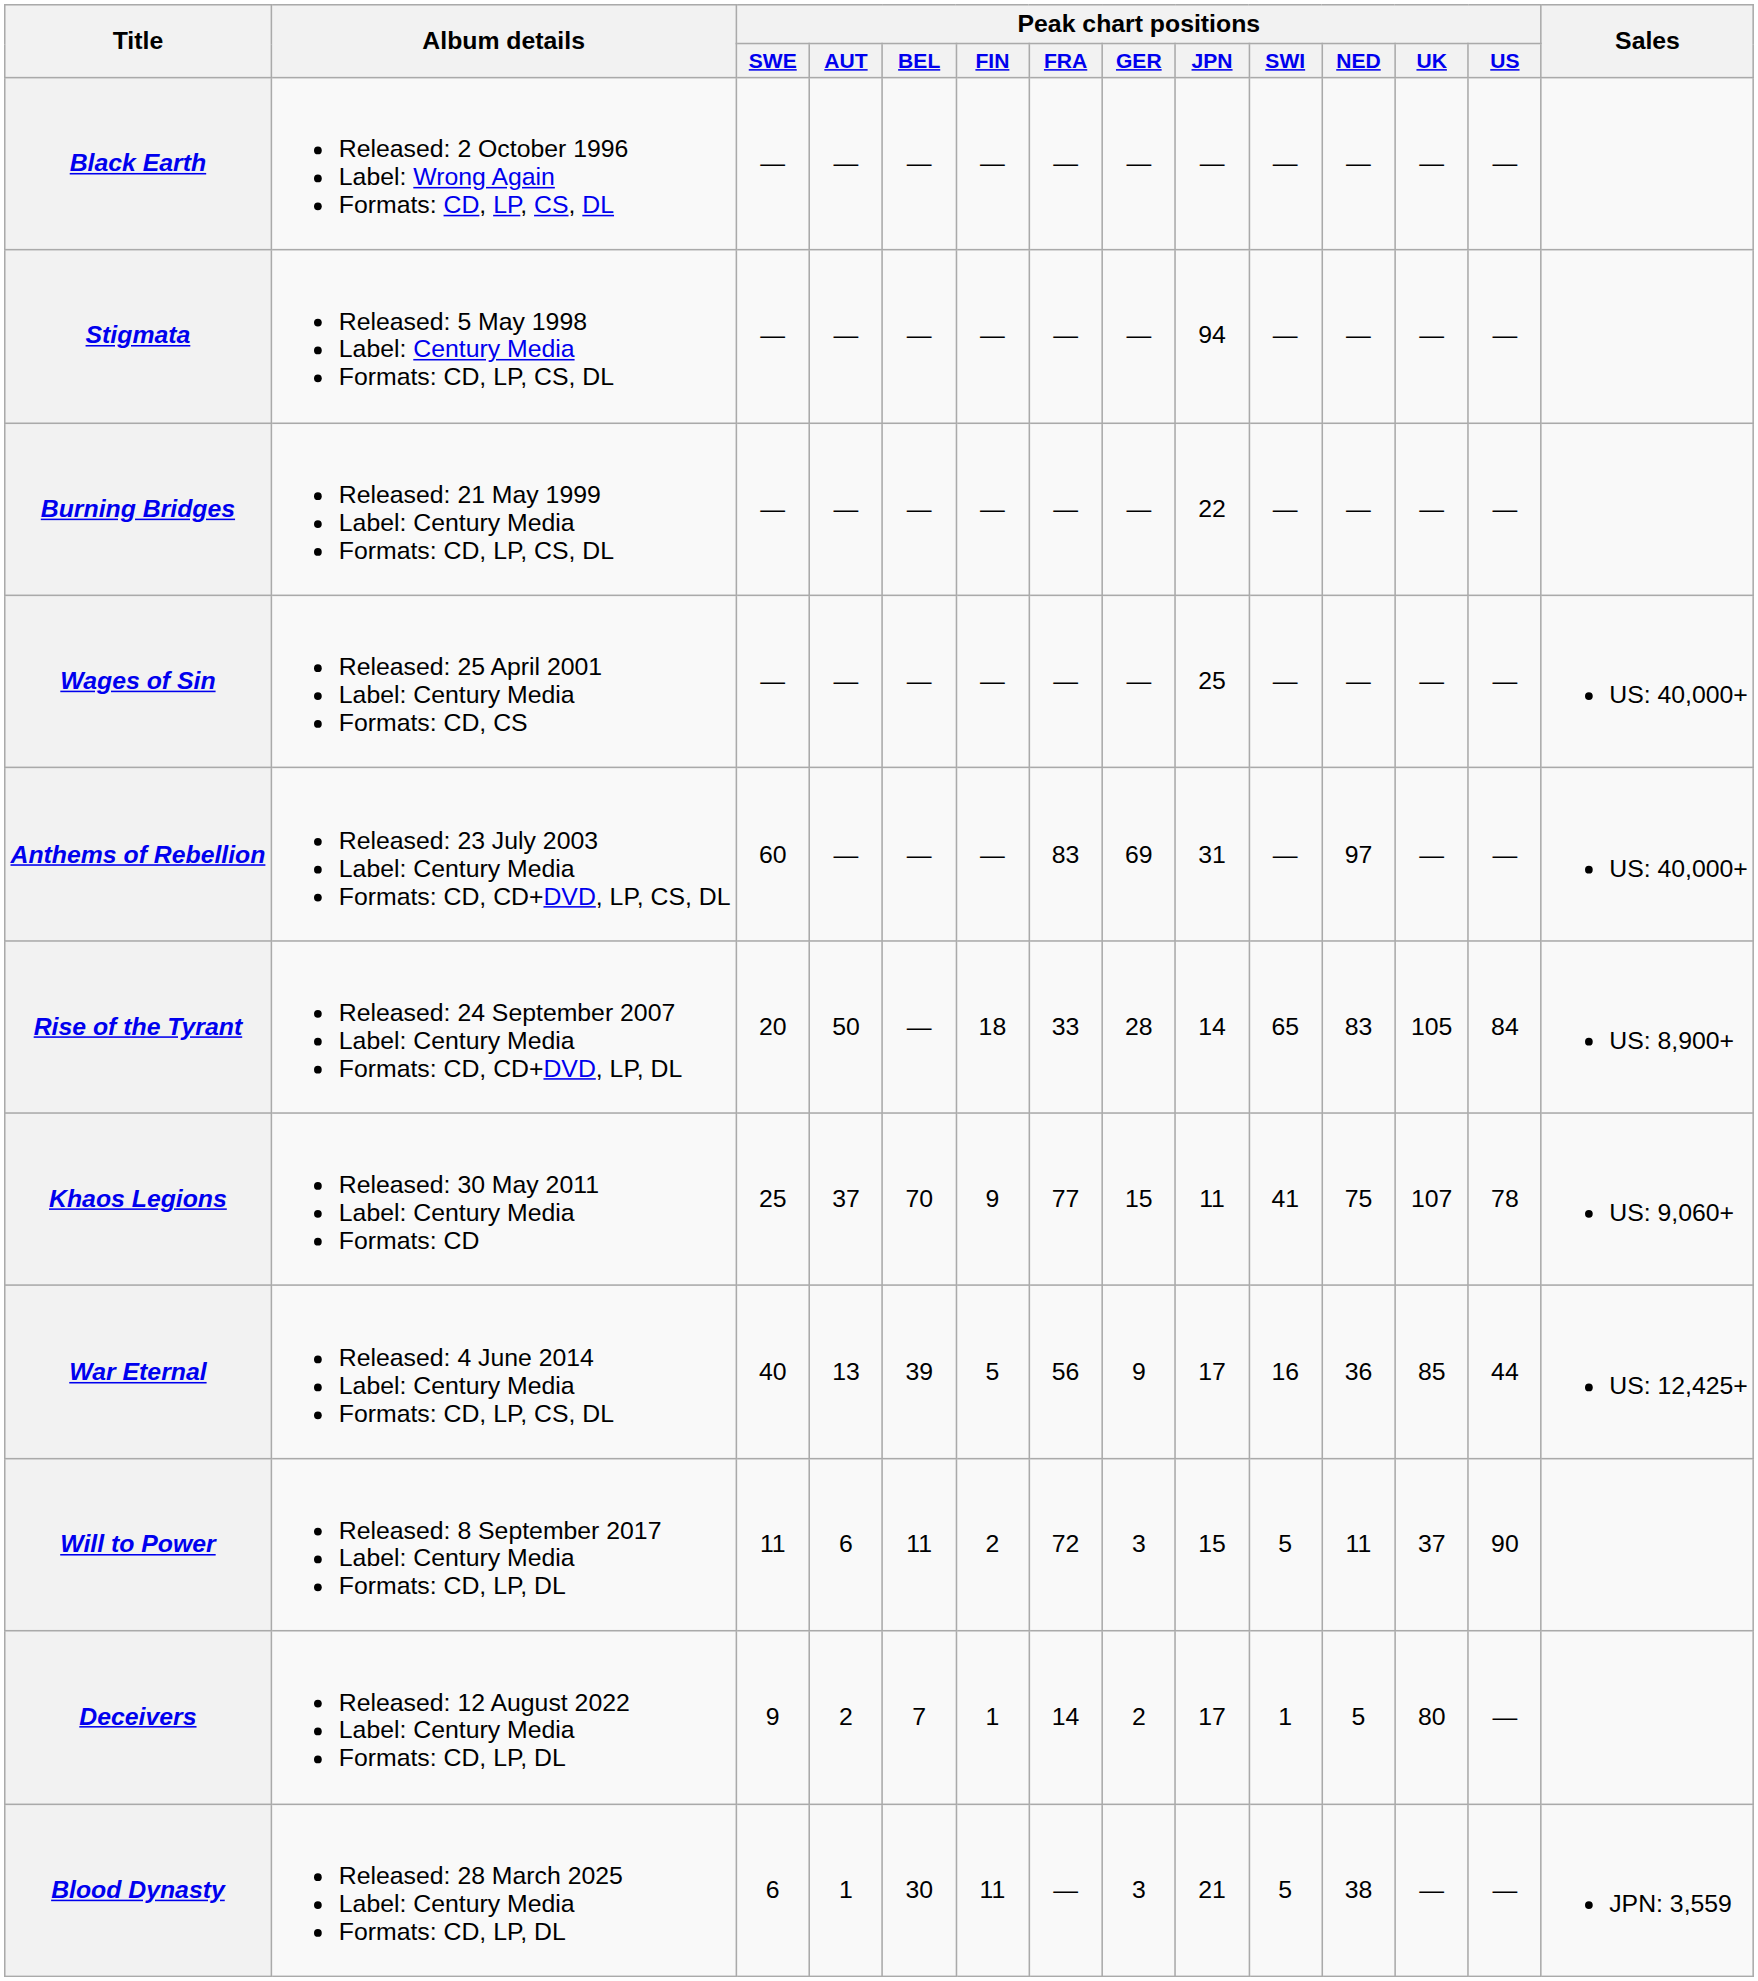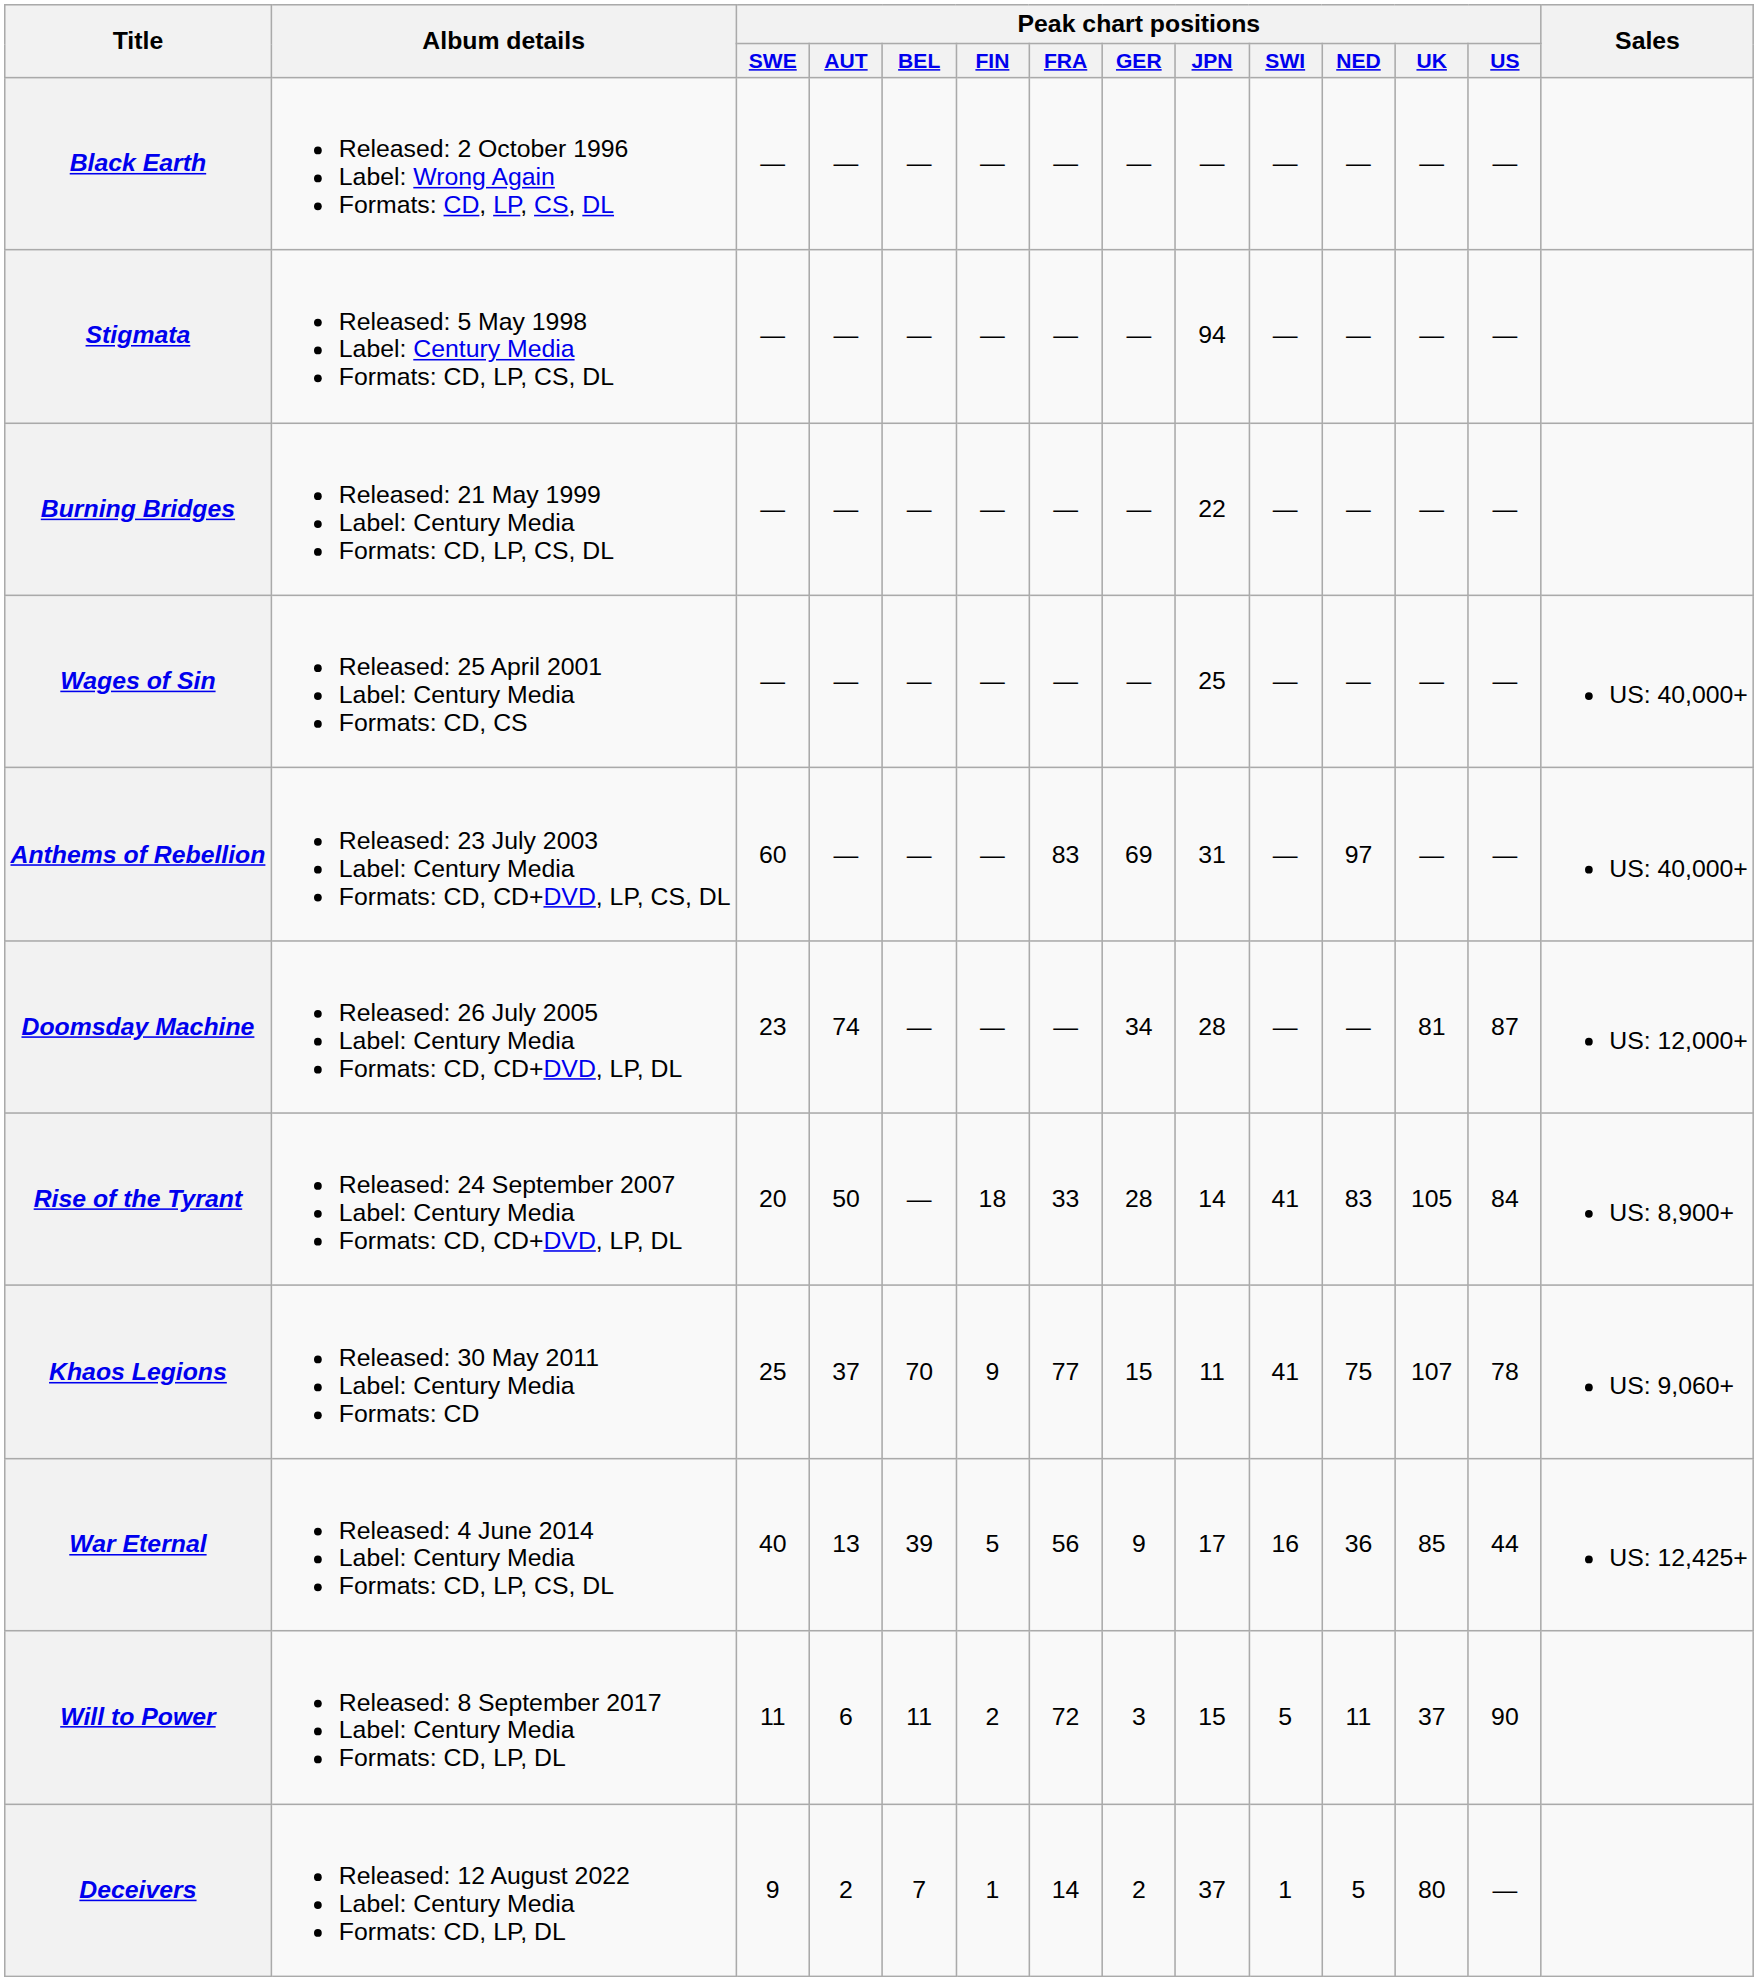+ row: (138, 1026)
(1285, 1026) 65 -> (1285, 1199) 41
(1212, 1717) 17 -> (1212, 1889) 37
- row: (138, 1889)
